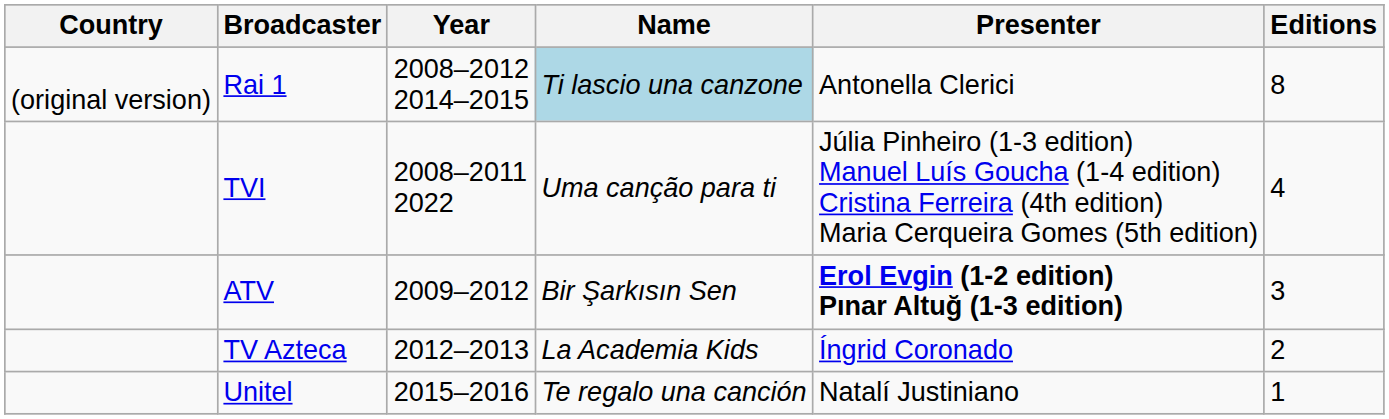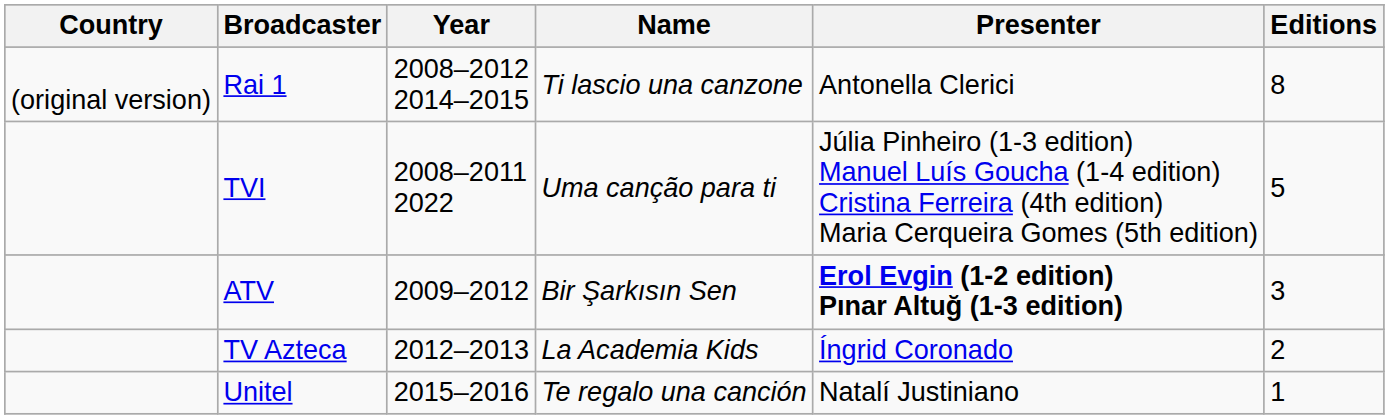(672, 84) lightblue background -> (672, 84) no background
(1278, 187) 4 -> (1278, 187) 5
